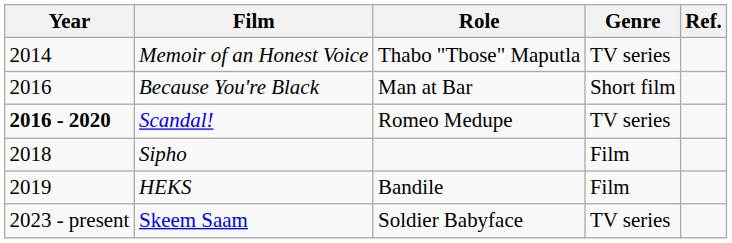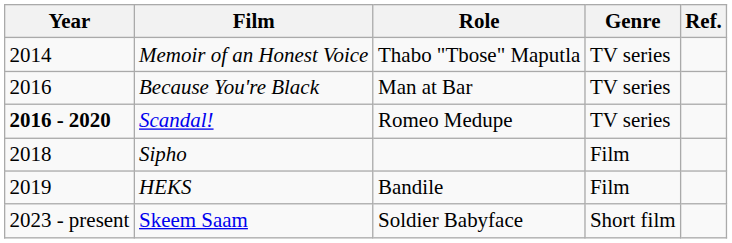(633, 87) Short film -> (630, 87) TV series
(630, 220) TV series -> (633, 220) Short film
